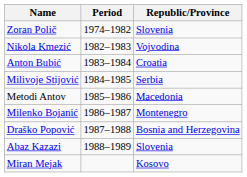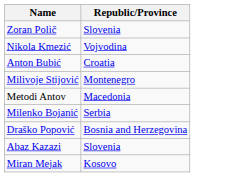- column: (107, 12)
(149, 79) Serbia -> (109, 79) Montenegro
(162, 113) Montenegro -> (97, 113) Serbia
